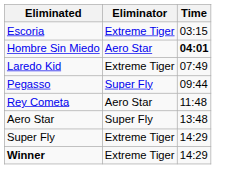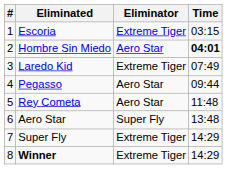+ column: (10, 13)
(129, 84) Super Fly -> (140, 84) Aero Star
